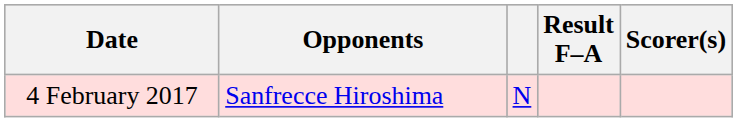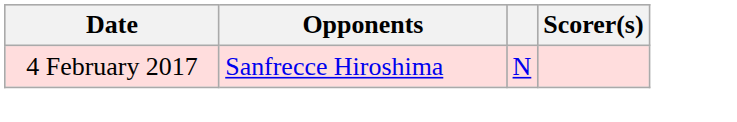- column: (579, 39)
